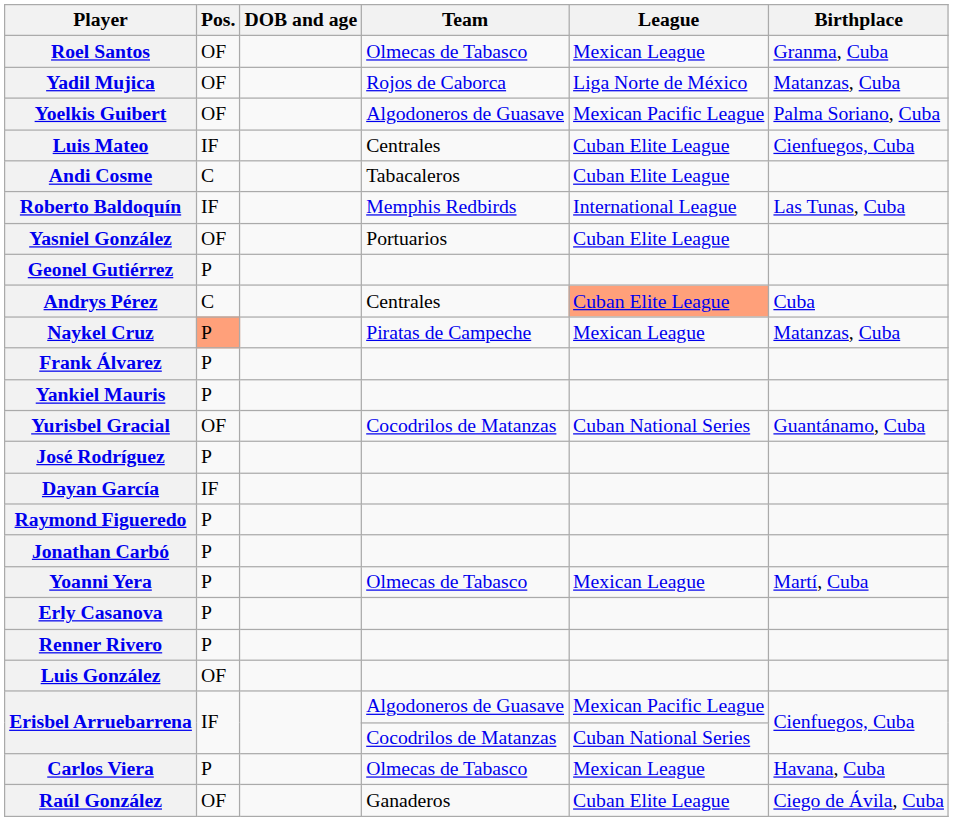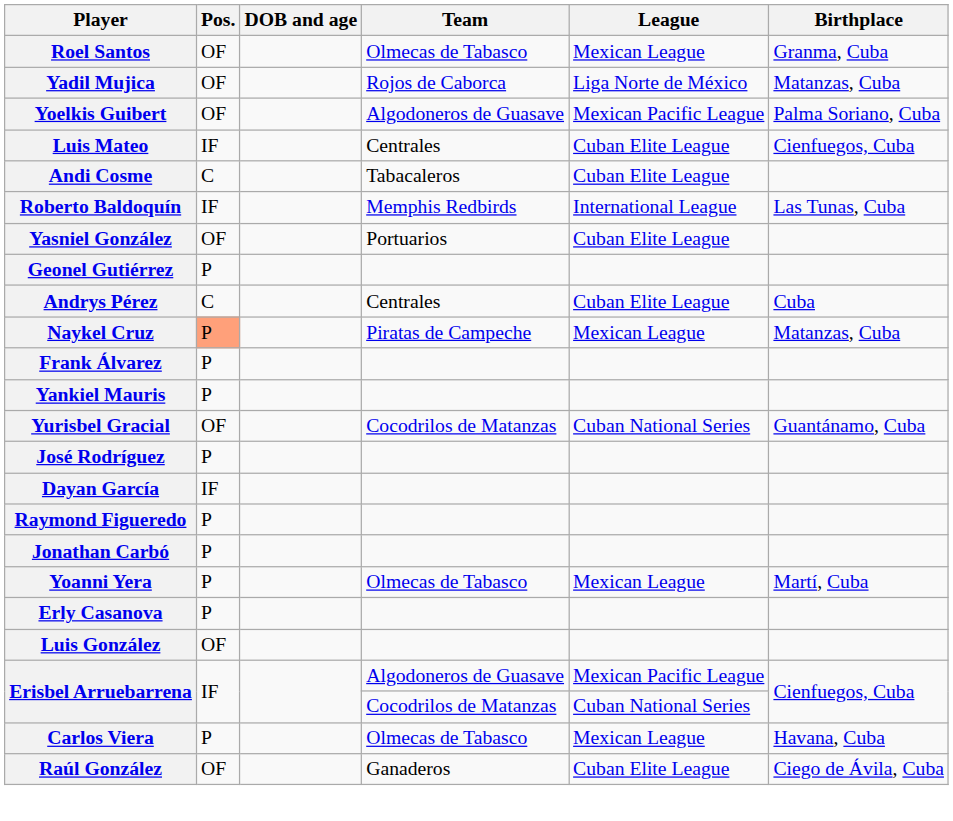(651, 301) lightsalmon background -> (651, 301) no background
- row: (101, 644)
